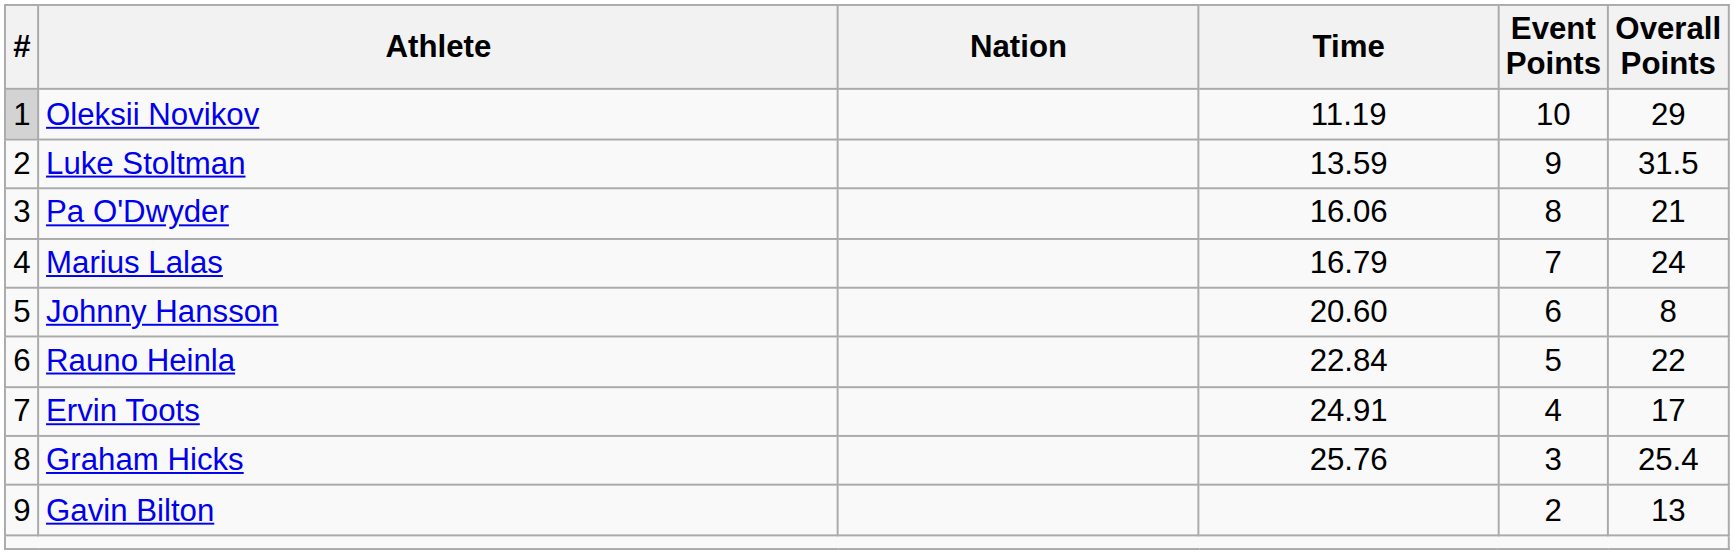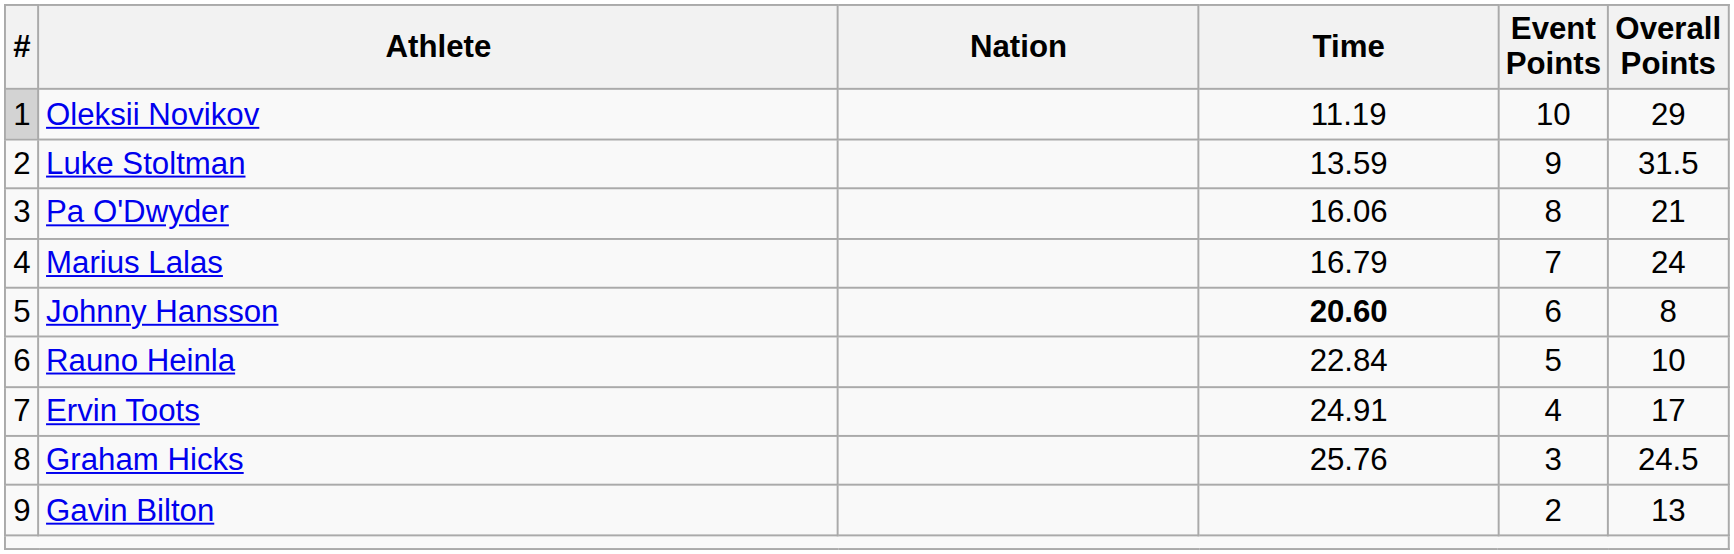(1349, 311) normal -> (1349, 311) bold
(1668, 361) 22 -> (1668, 361) 10
(1668, 460) 25.4 -> (1668, 460) 24.5
